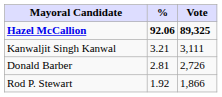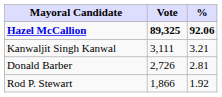columns swapped: (197, 13) <-> (162, 13)
